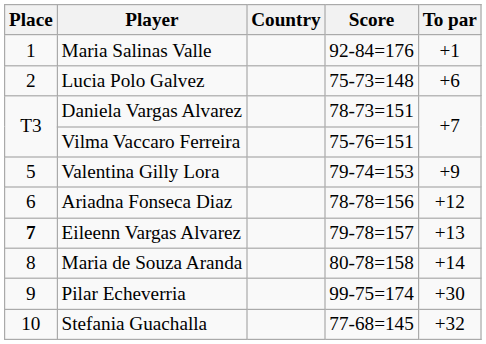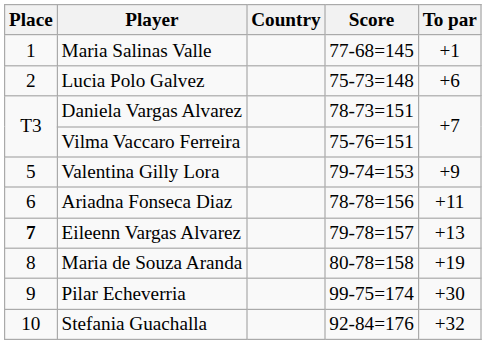(372, 50) 92-84=176 -> (372, 50) 77-68=145
(450, 202) +12 -> (450, 202) +11
(450, 263) +14 -> (450, 263) +19
(372, 324) 77-68=145 -> (372, 324) 92-84=176
